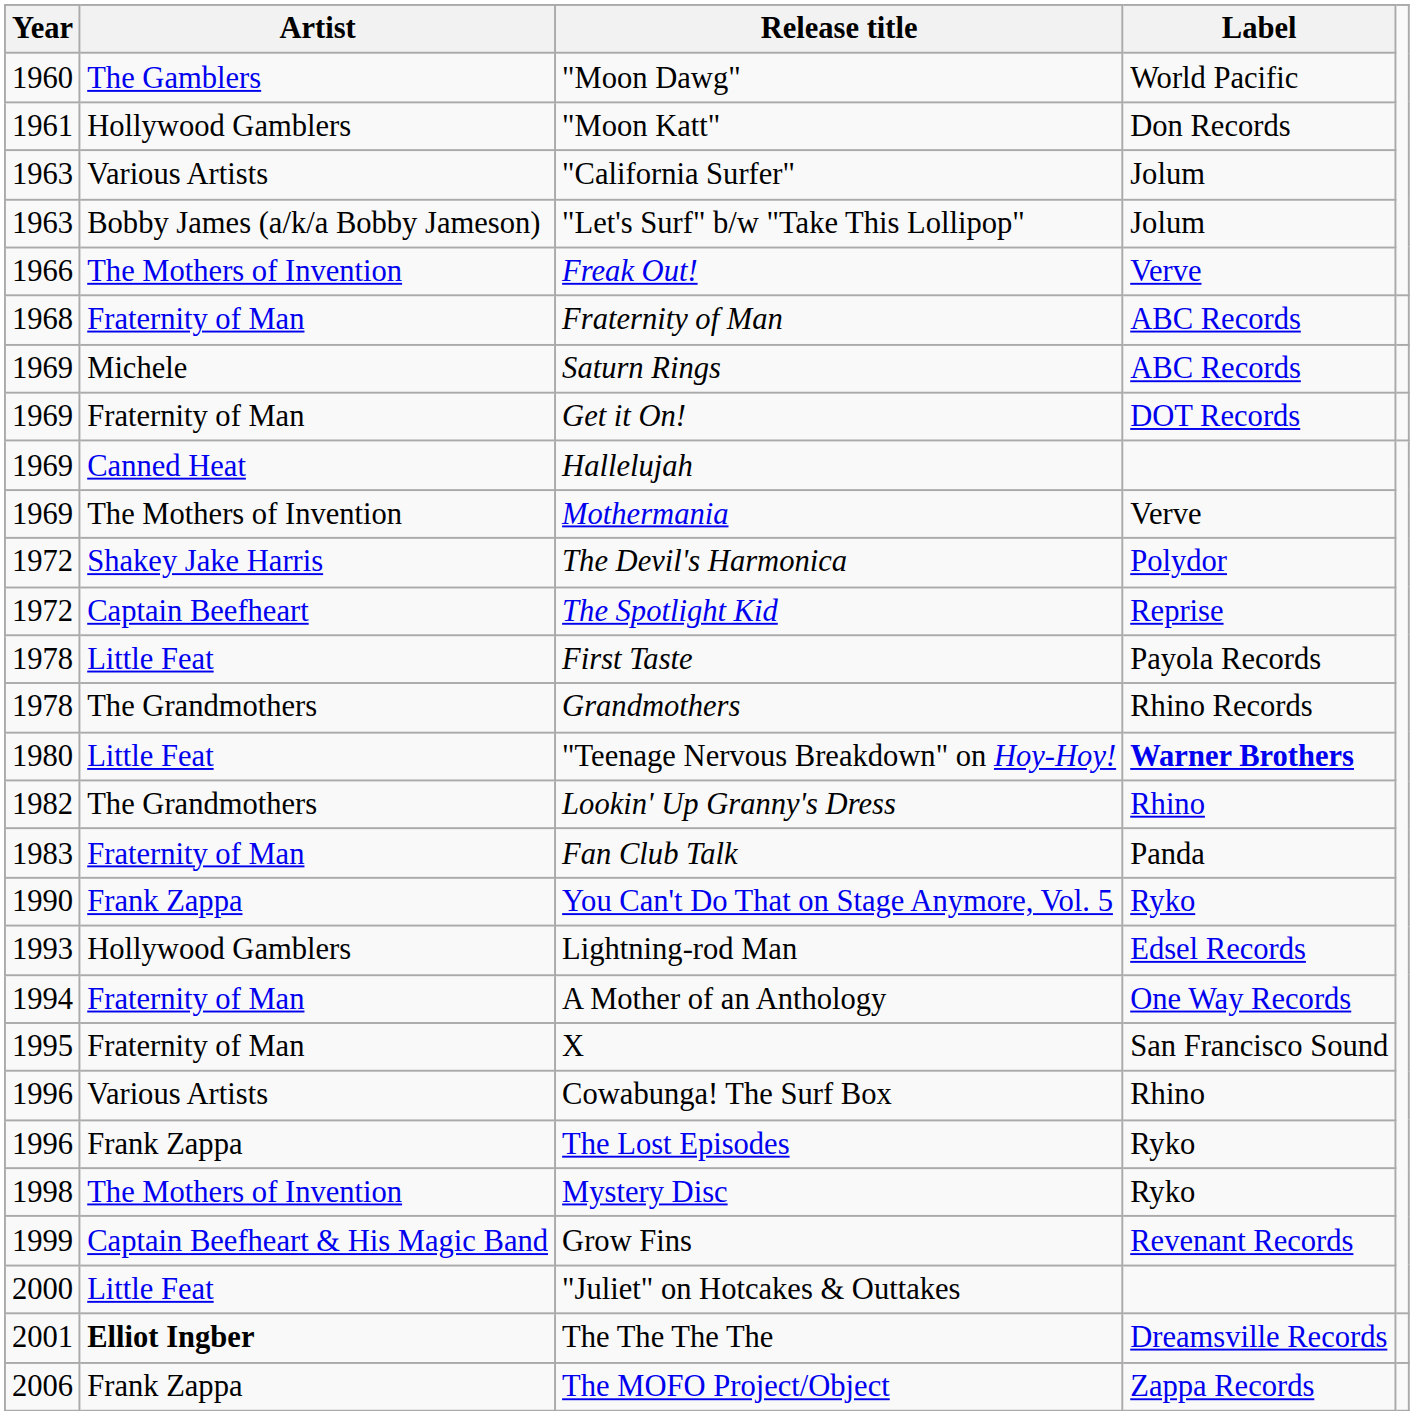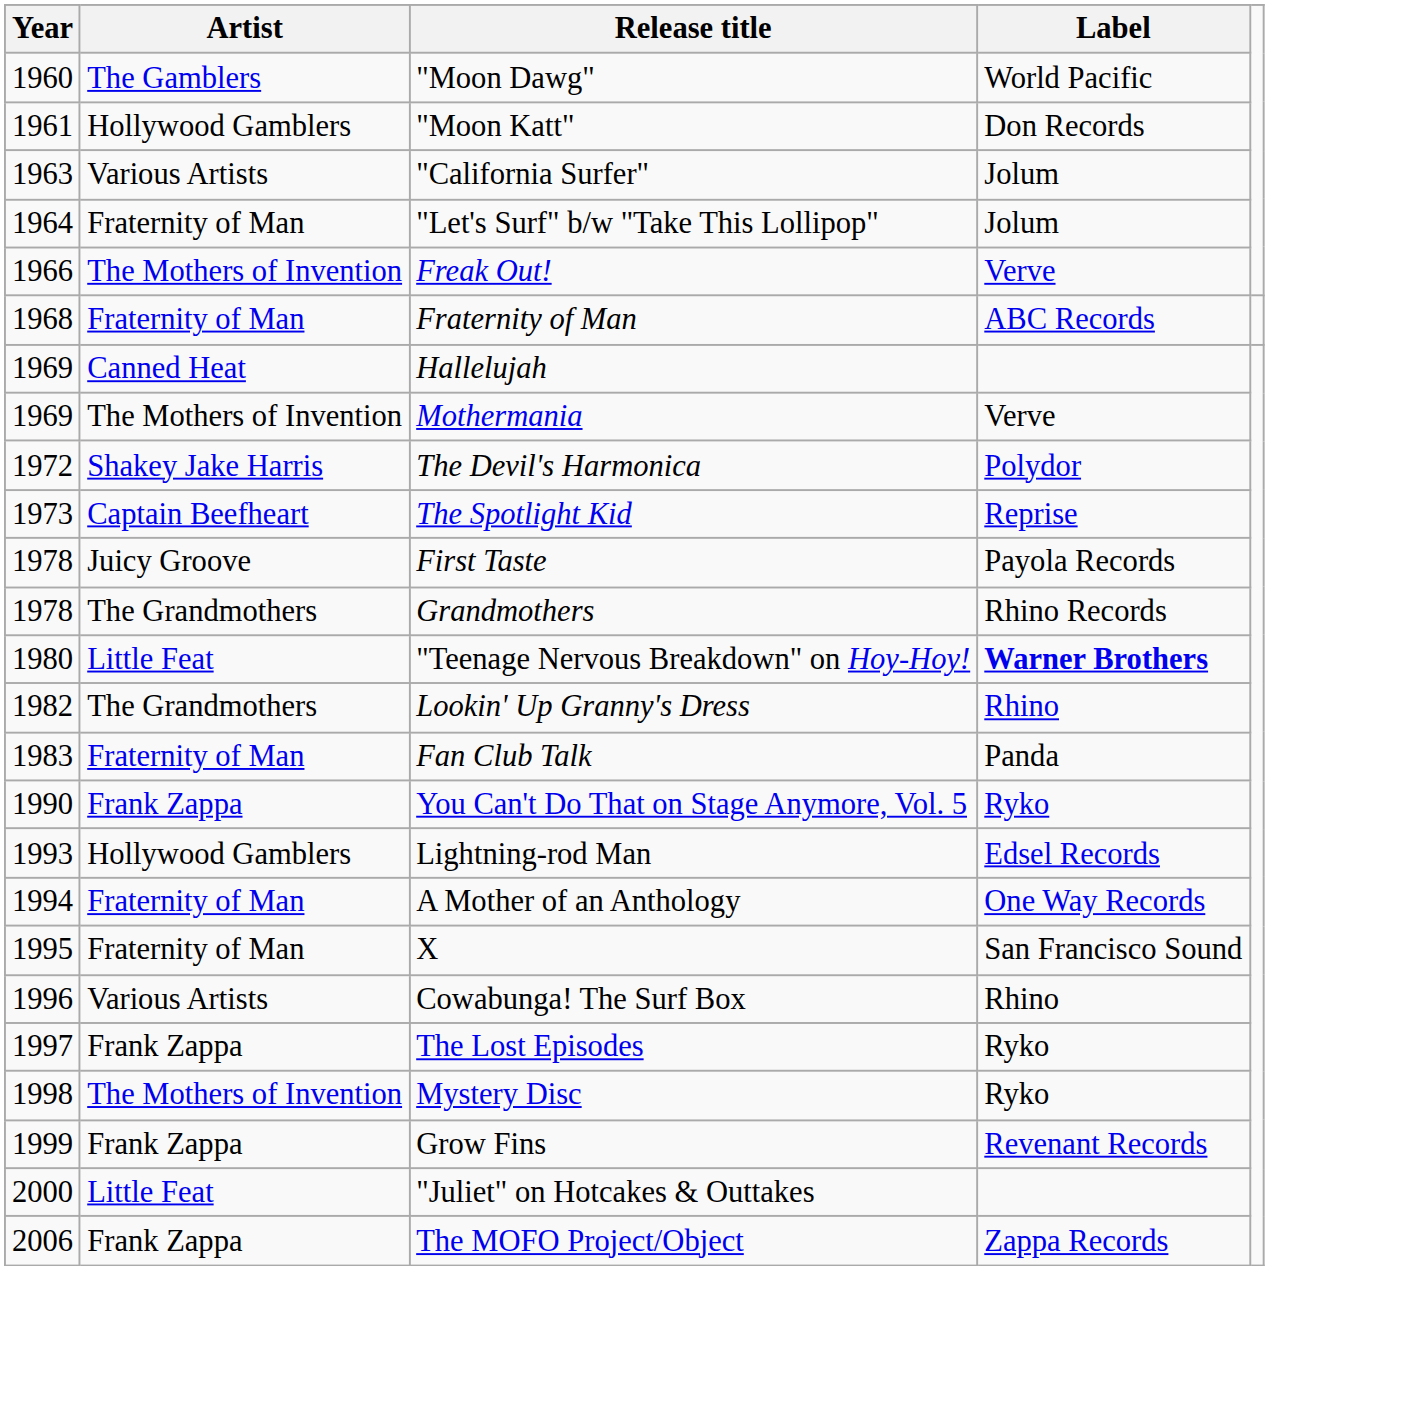(43, 222) 1963 -> (43, 222) 1964
(314, 222) Bobby James (a/k/a Bobby Jameson) -> (196, 222) Fraternity of Man
- row: (641, 367)
- row: (624, 416)
(43, 610) 1972 -> (43, 513) 1973
(150, 658) Little Feat -> (169, 561) Juicy Groove
(43, 1143) 1996 -> (43, 1046) 1997
(318, 1240) Captain Beefheart & His Magic Band -> (165, 1143) Frank Zappa
- row: (668, 1337)
